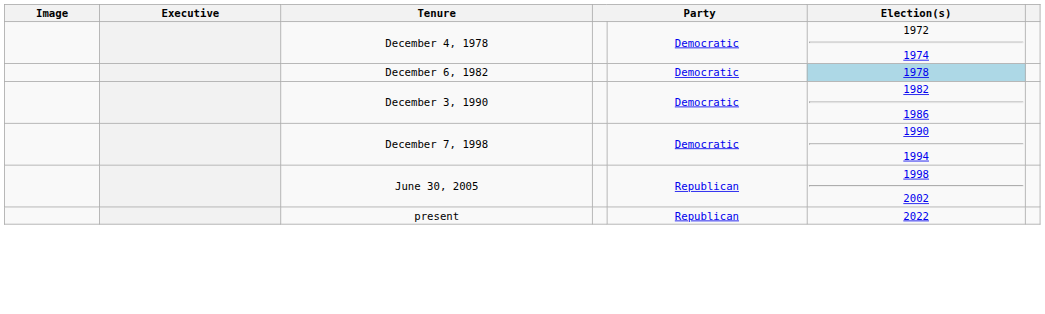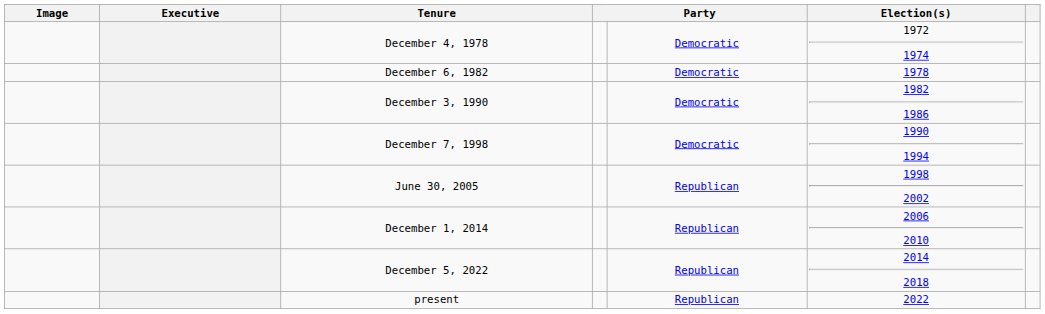(916, 72) lightblue background -> (916, 72) no background
+ row: (437, 228)
+ row: (437, 270)
